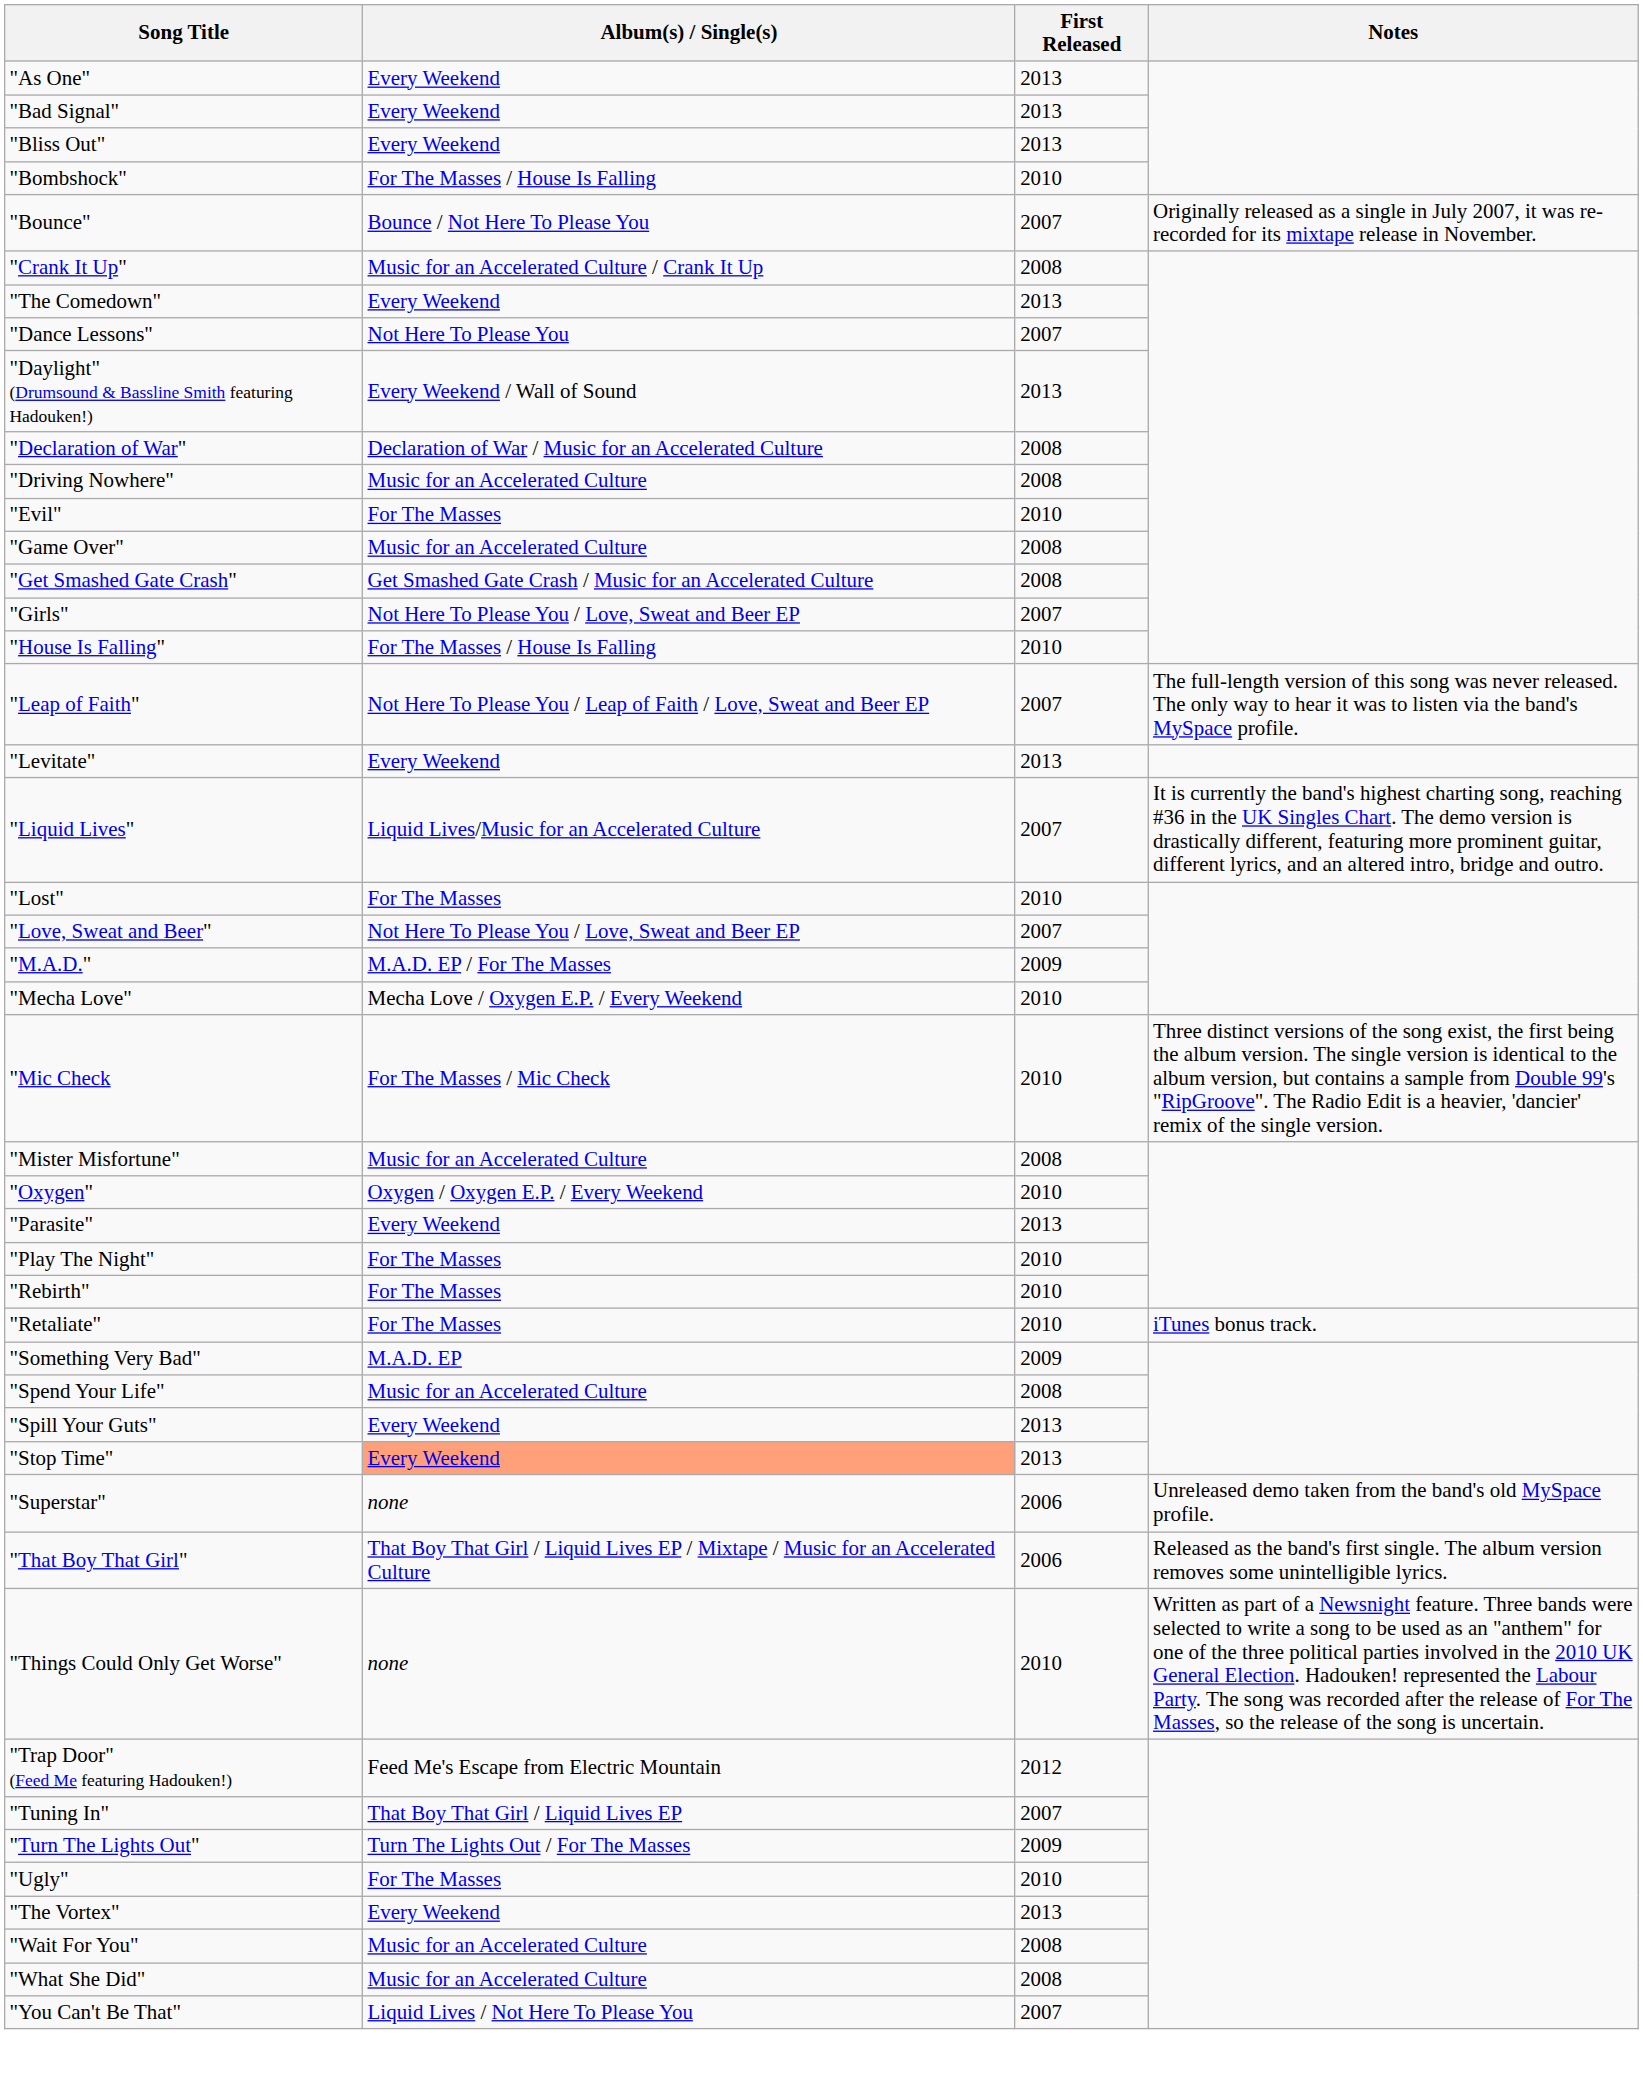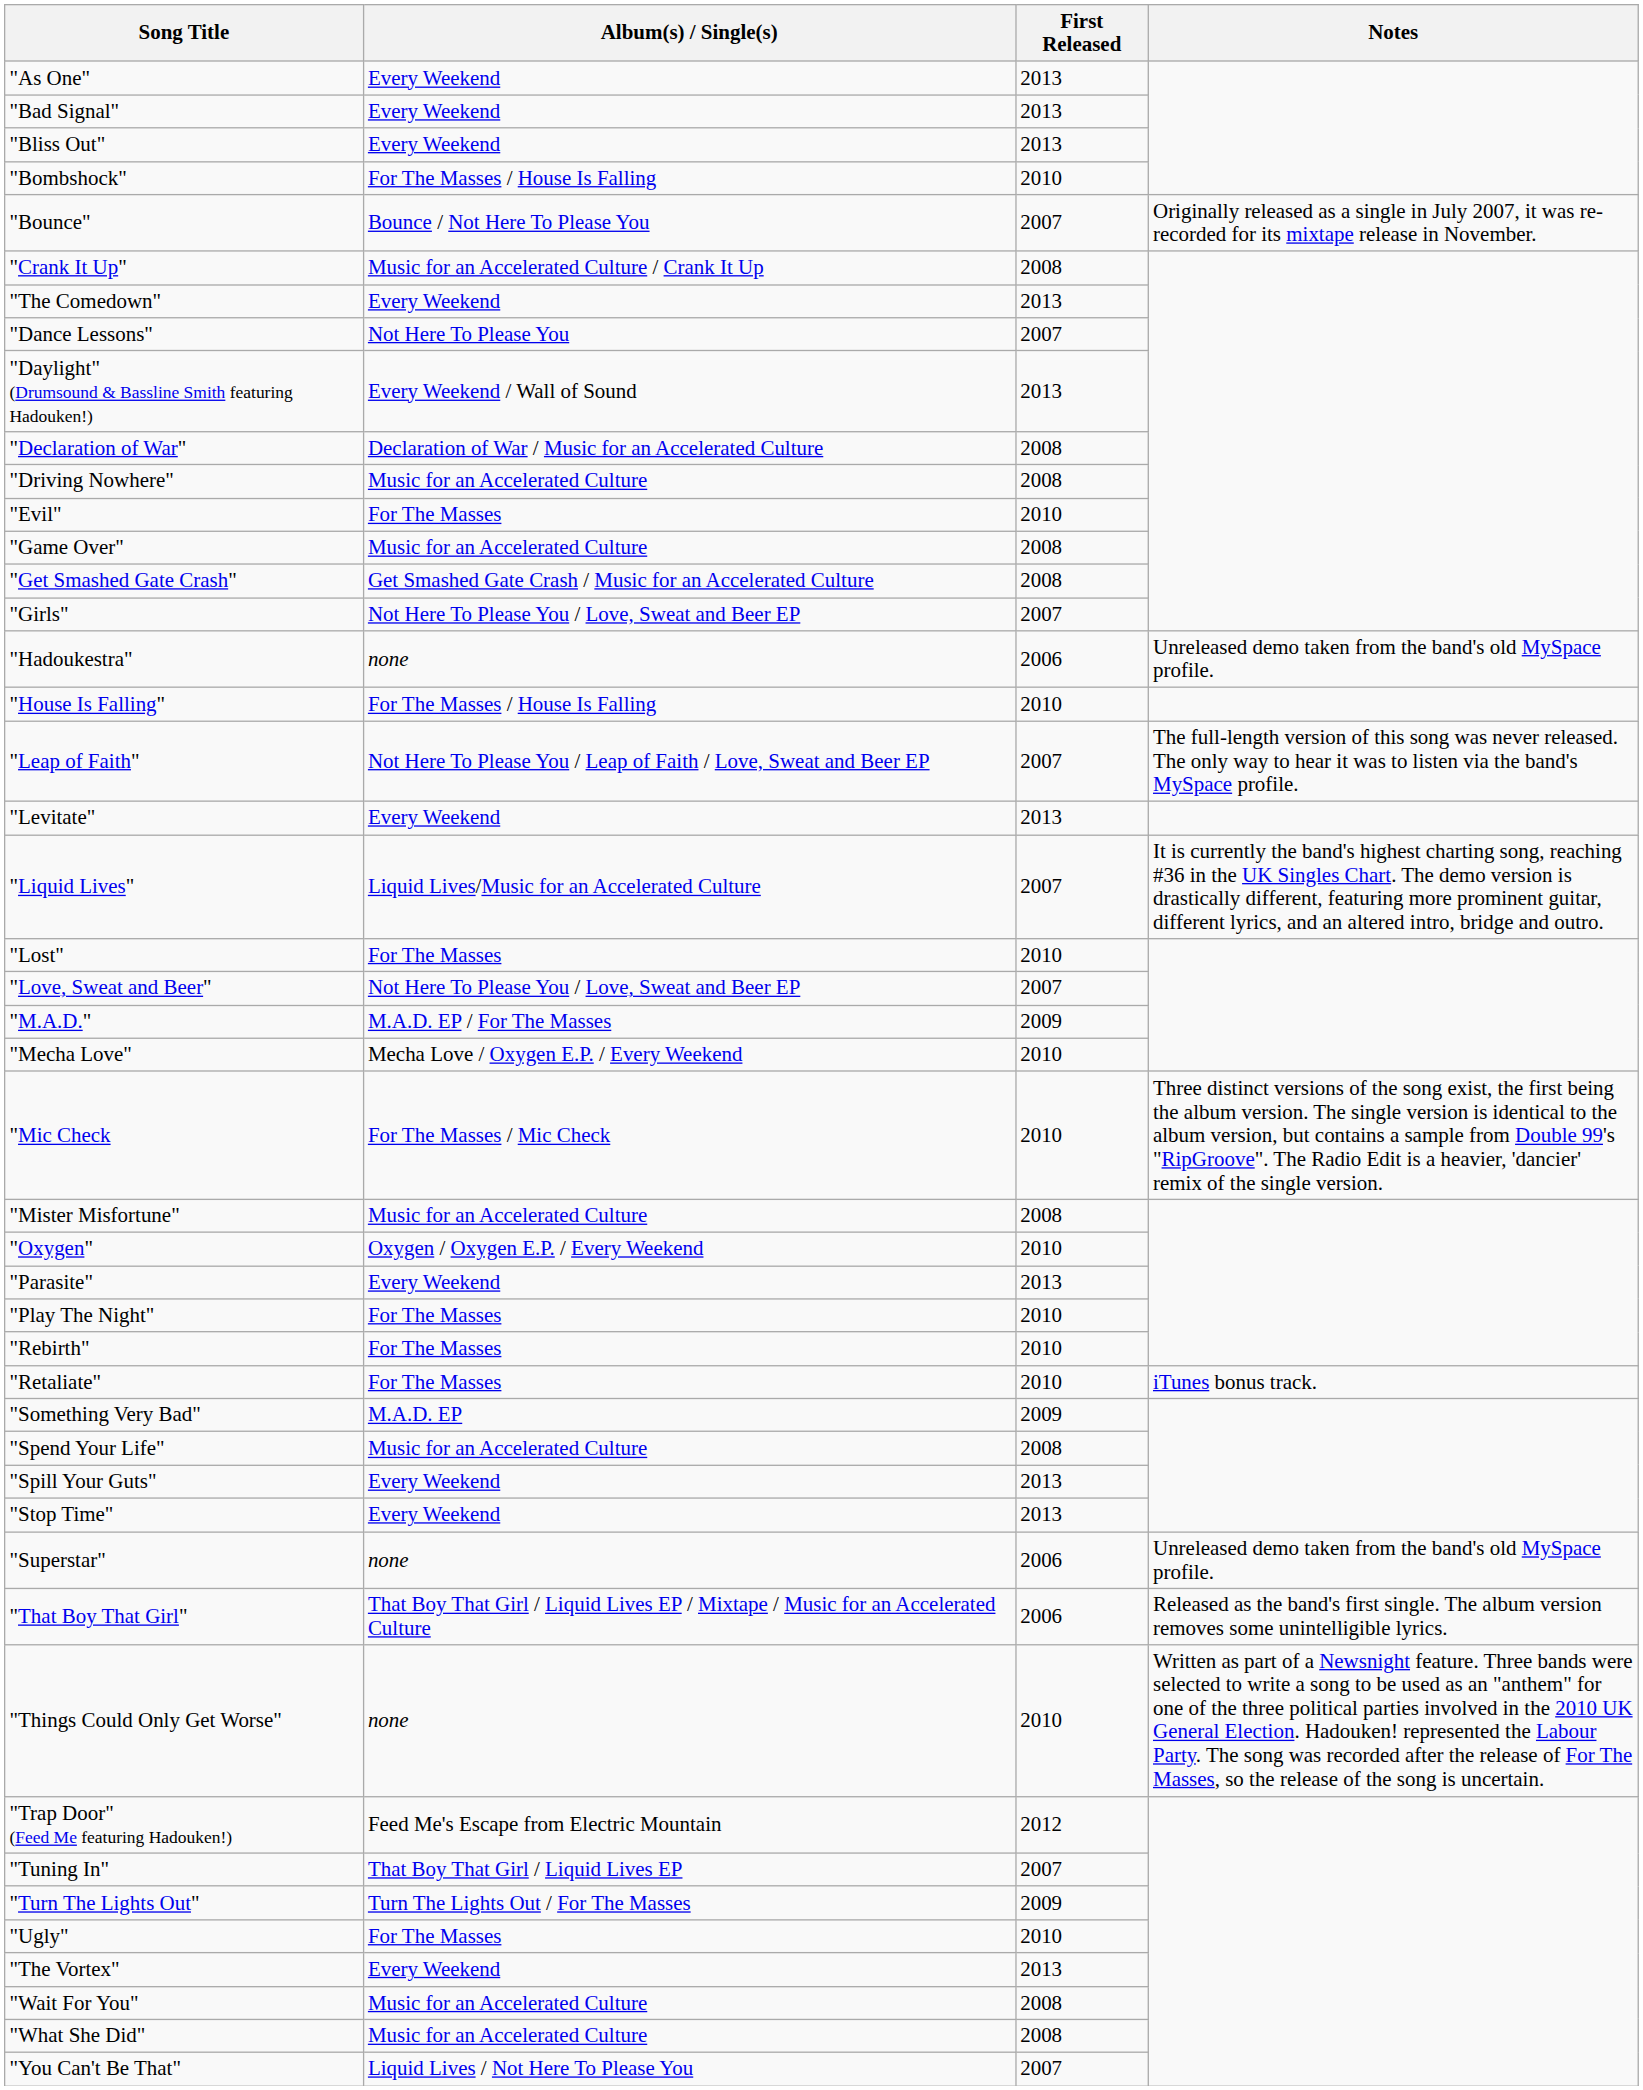+ row: (71, 659)
(434, 1457) lightsalmon background -> (434, 1514) no background
